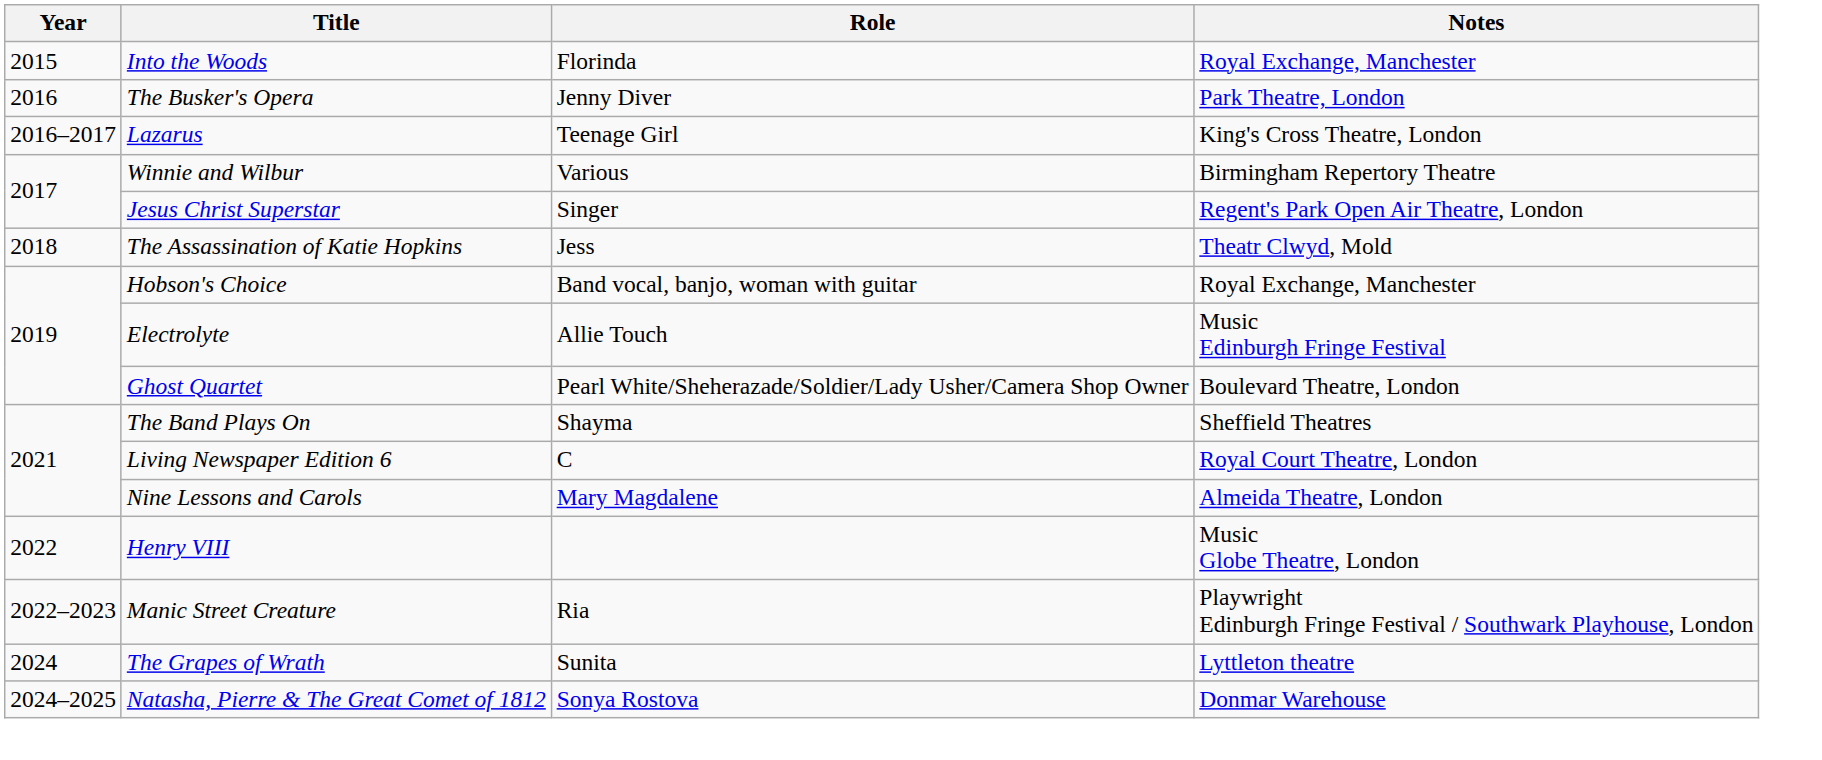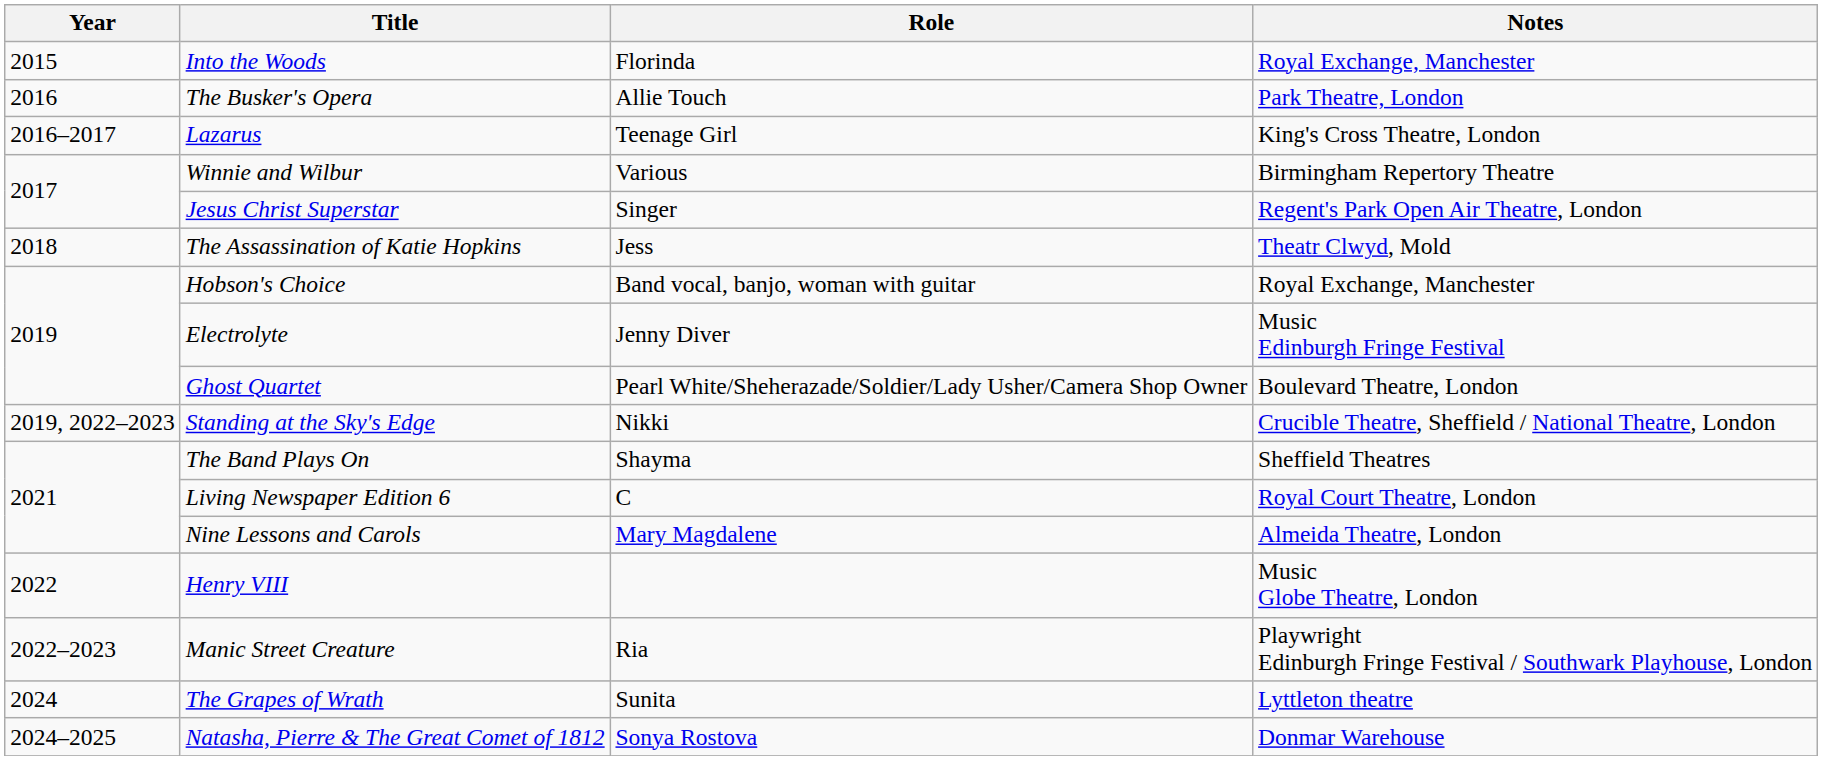(614, 97) Jenny Diver -> (671, 97) Allie Touch
(612, 334) Allie Touch -> (673, 334) Jenny Diver
+ row: (310, 422)
